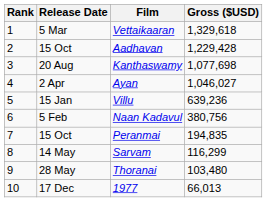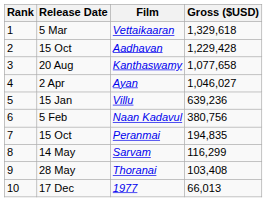(212, 65) 1,077,698 -> (212, 65) 1,077,658
(207, 170) 103,480 -> (207, 170) 103,408
